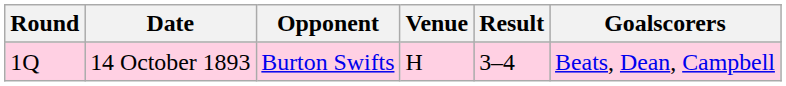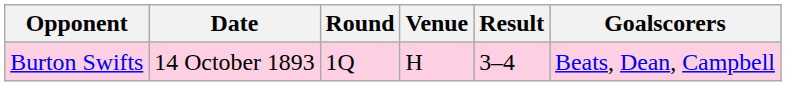columns swapped: (45, 23) <-> (328, 23)
